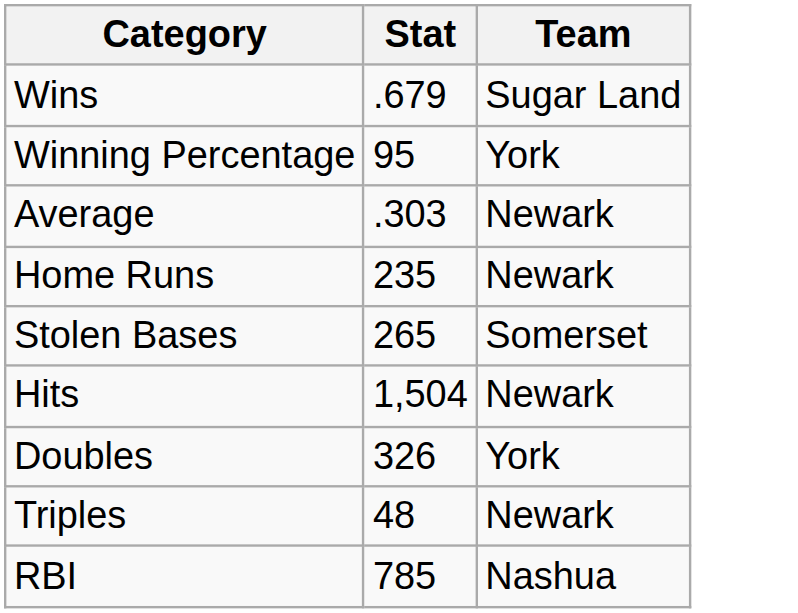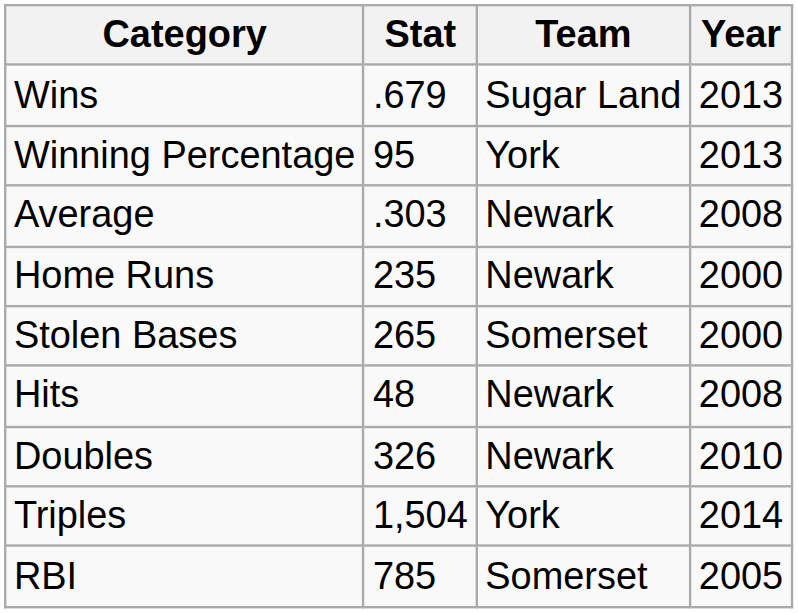+ column: (741, 34)
(420, 395) 1,504 -> (394, 395) 48
(523, 455) York -> (550, 455) Newark
(394, 515) 48 -> (420, 515) 1,504
(550, 515) Newark -> (523, 515) York
(551, 575) Nashua -> (566, 575) Somerset
